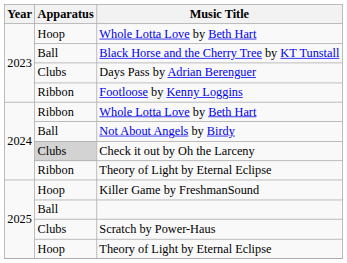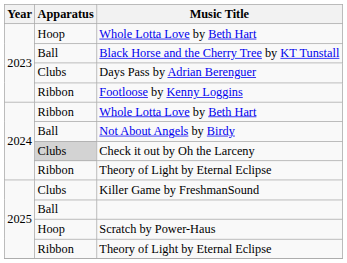(51, 190) Hoop -> (52, 190) Clubs
(52, 229) Clubs -> (51, 229) Hoop
(51, 248) Hoop -> (56, 248) Ribbon
